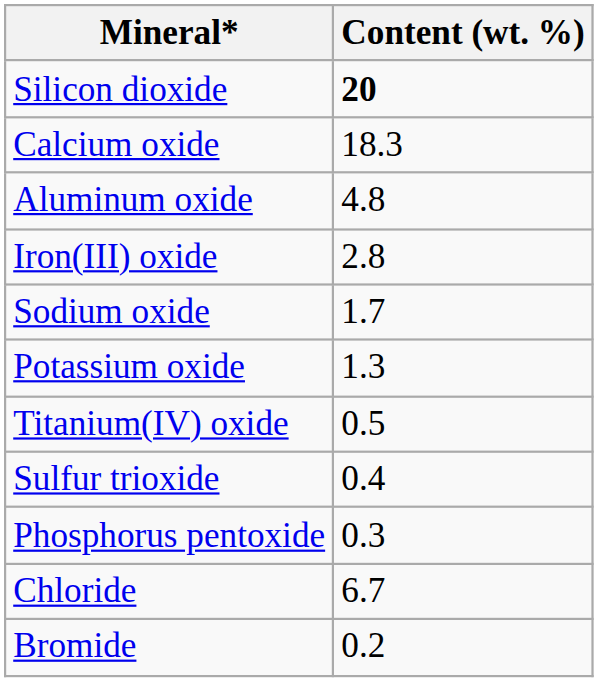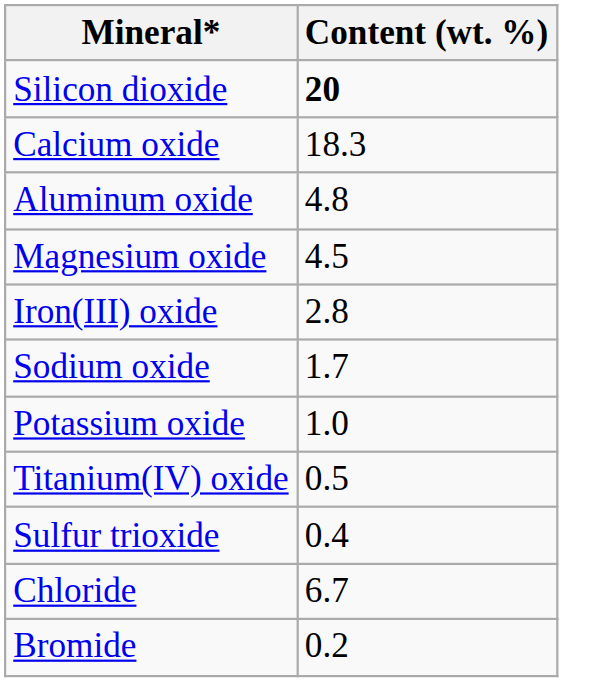+ row: (140, 255)
(363, 367) 1.3 -> (327, 423) 1.0
- row: (169, 534)
